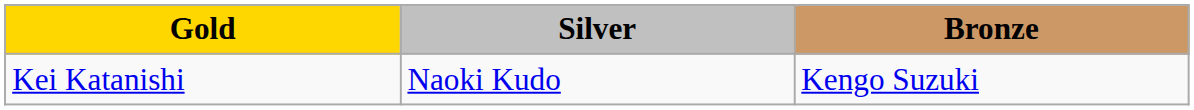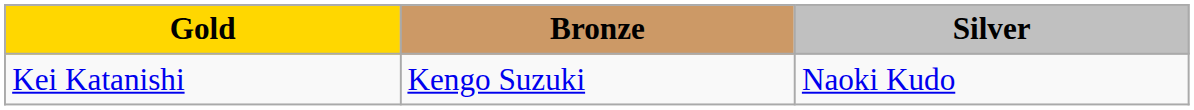columns swapped: (597, 29) <-> (991, 29)
